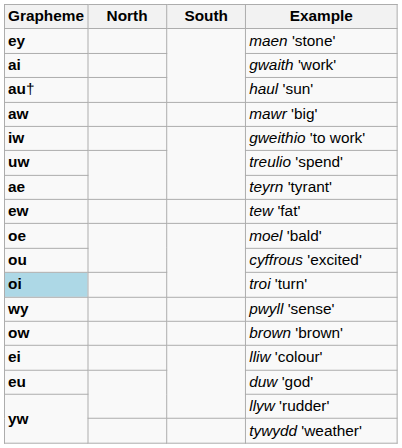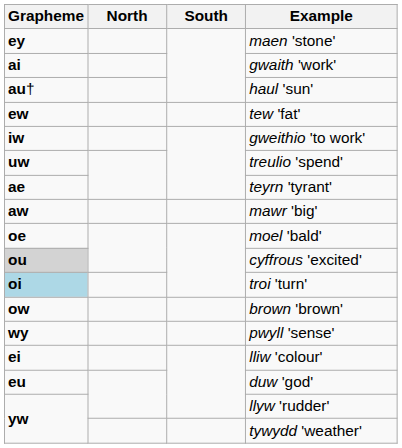rows swapped: (283, 114) <-> (275, 211)
(17, 260) no background -> (17, 260) lightgrey background
rows swapped: (296, 333) <-> (292, 308)
